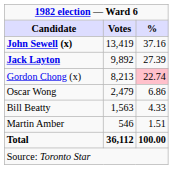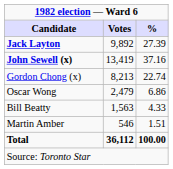rows swapped: (39, 44) <-> (33, 60)
(155, 76) pink background -> (155, 76) no background
